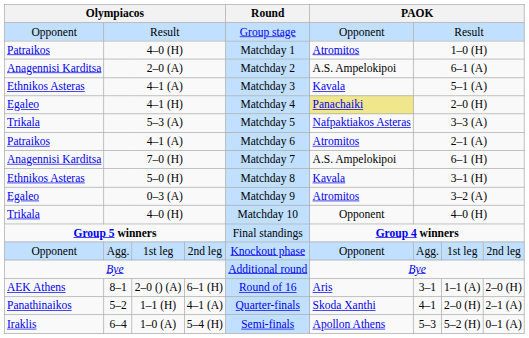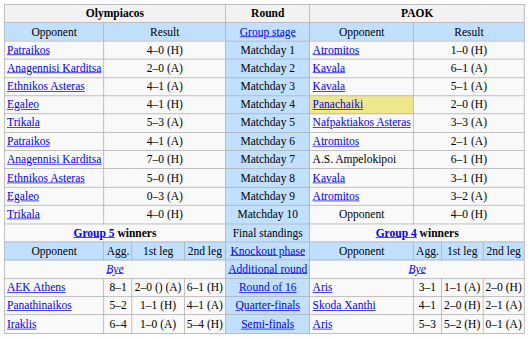(354, 68) A.S. Ampelokipoi -> (329, 68) Kavala
(349, 324) Apollon Athens -> (322, 324) Aris
